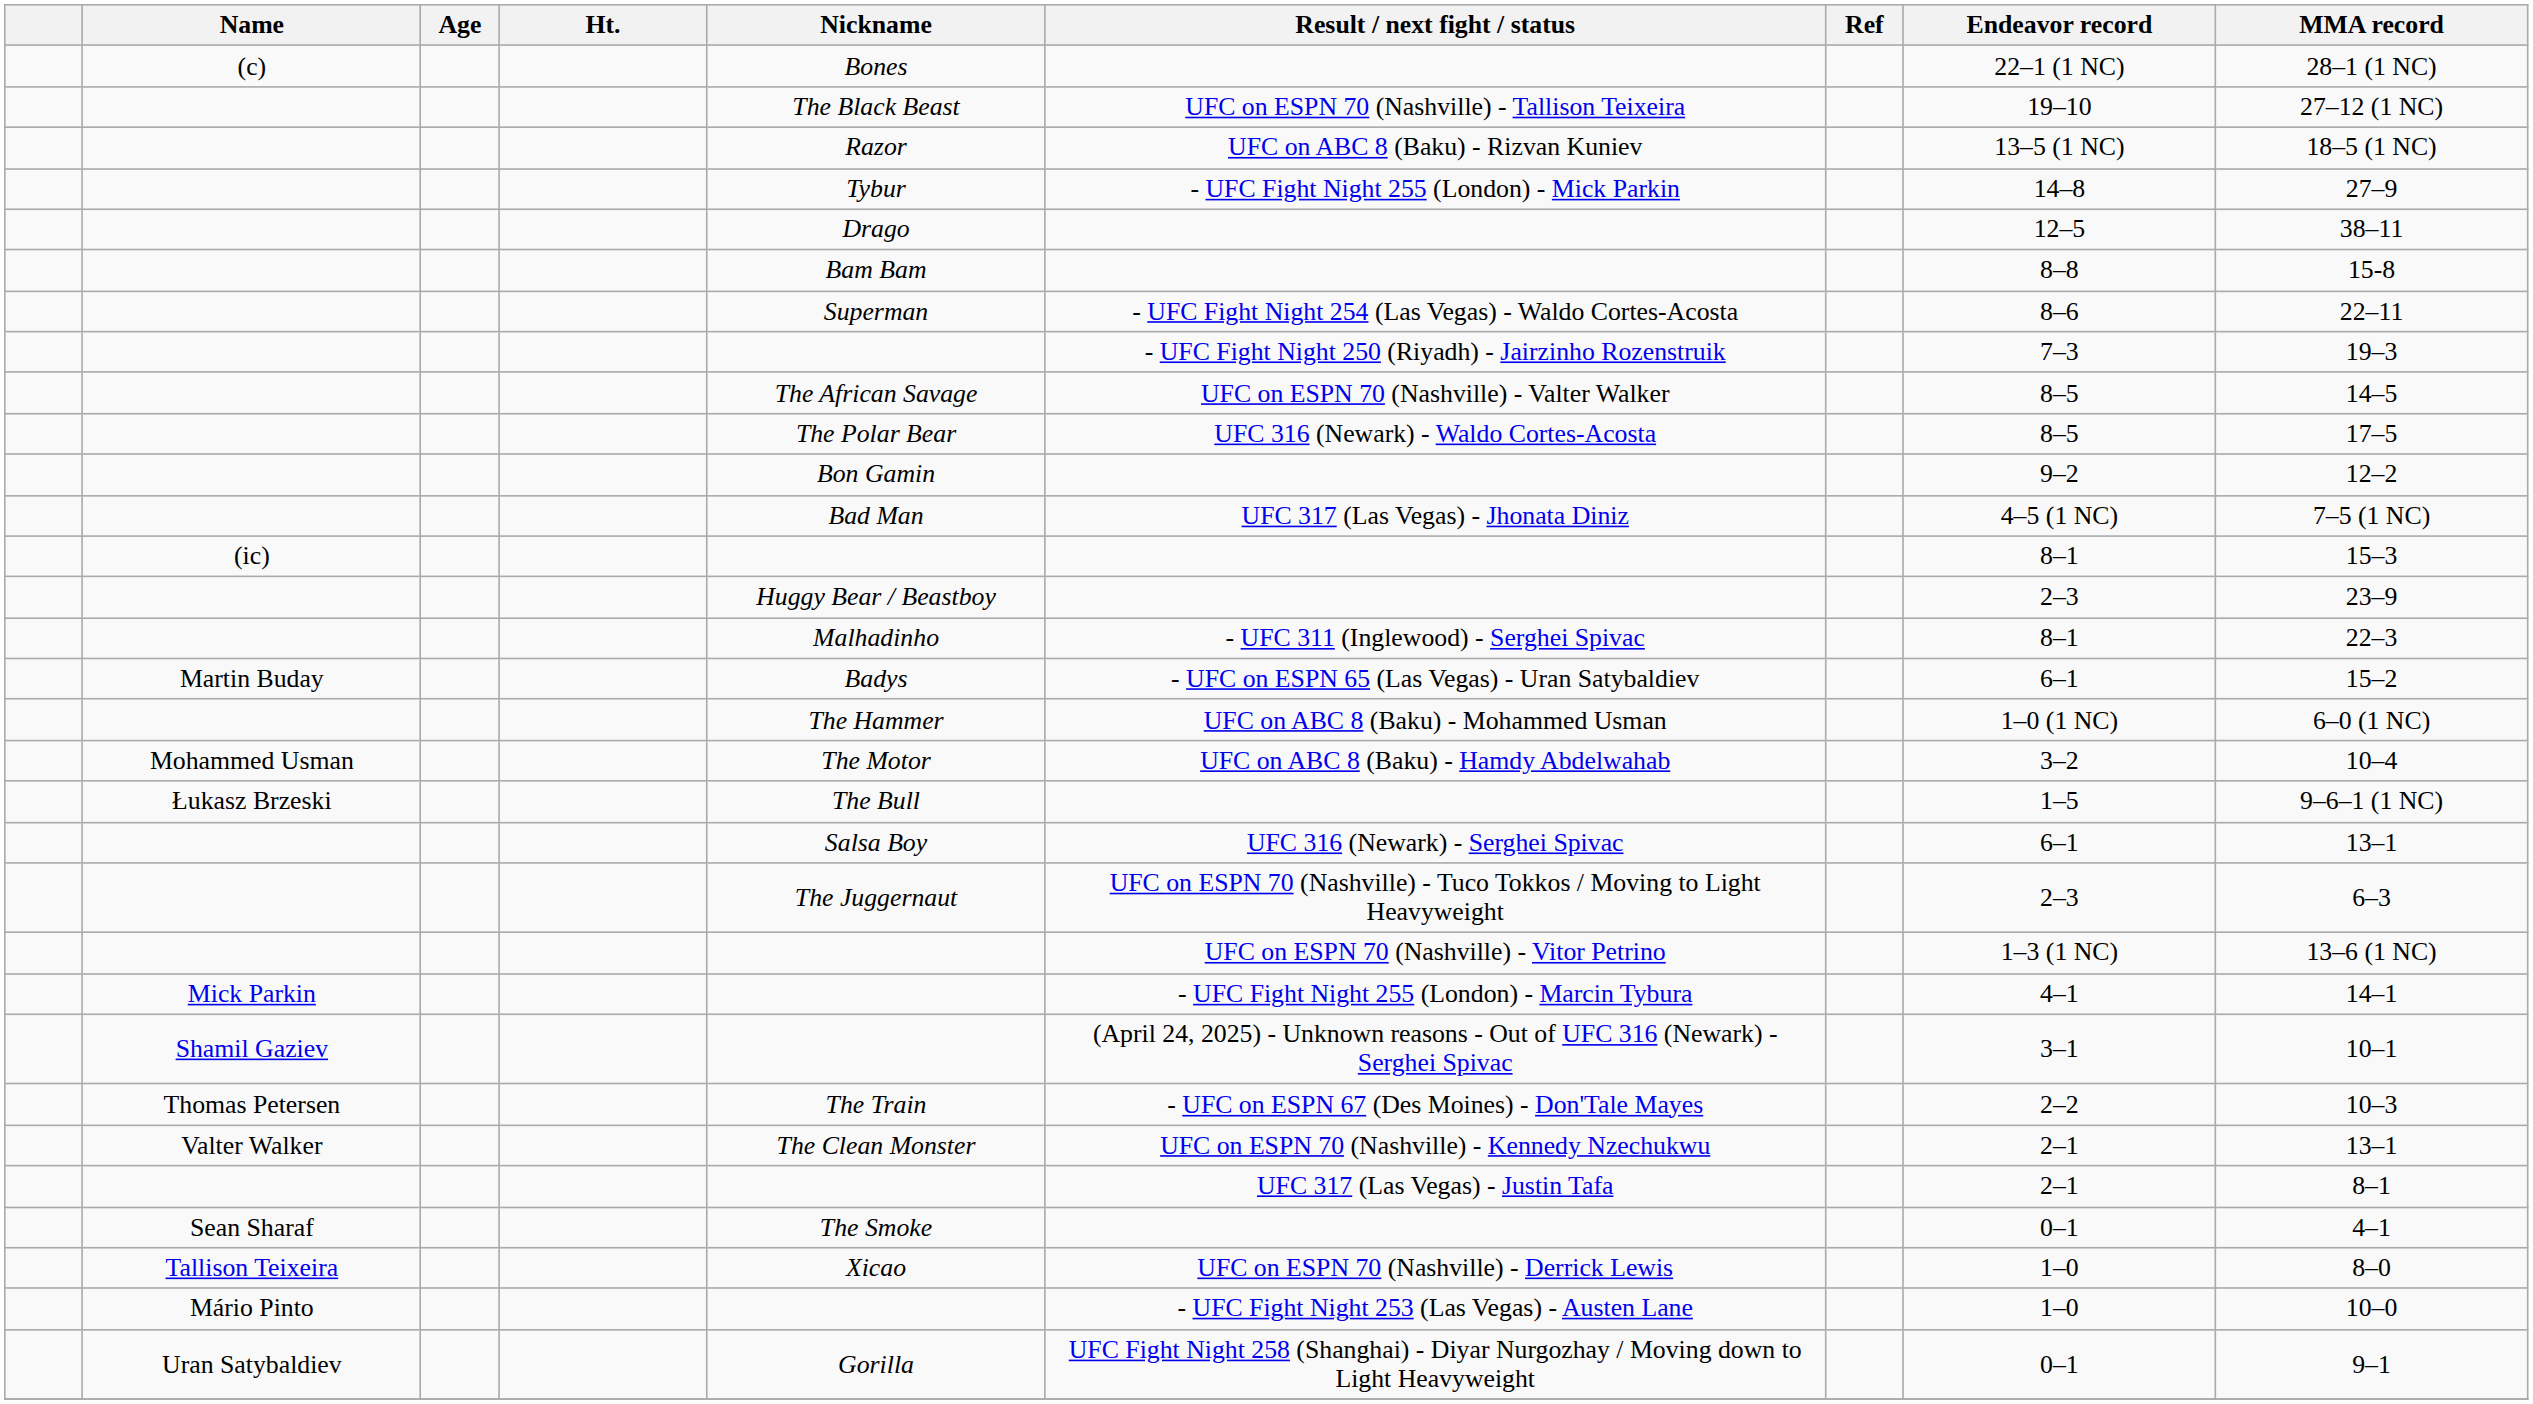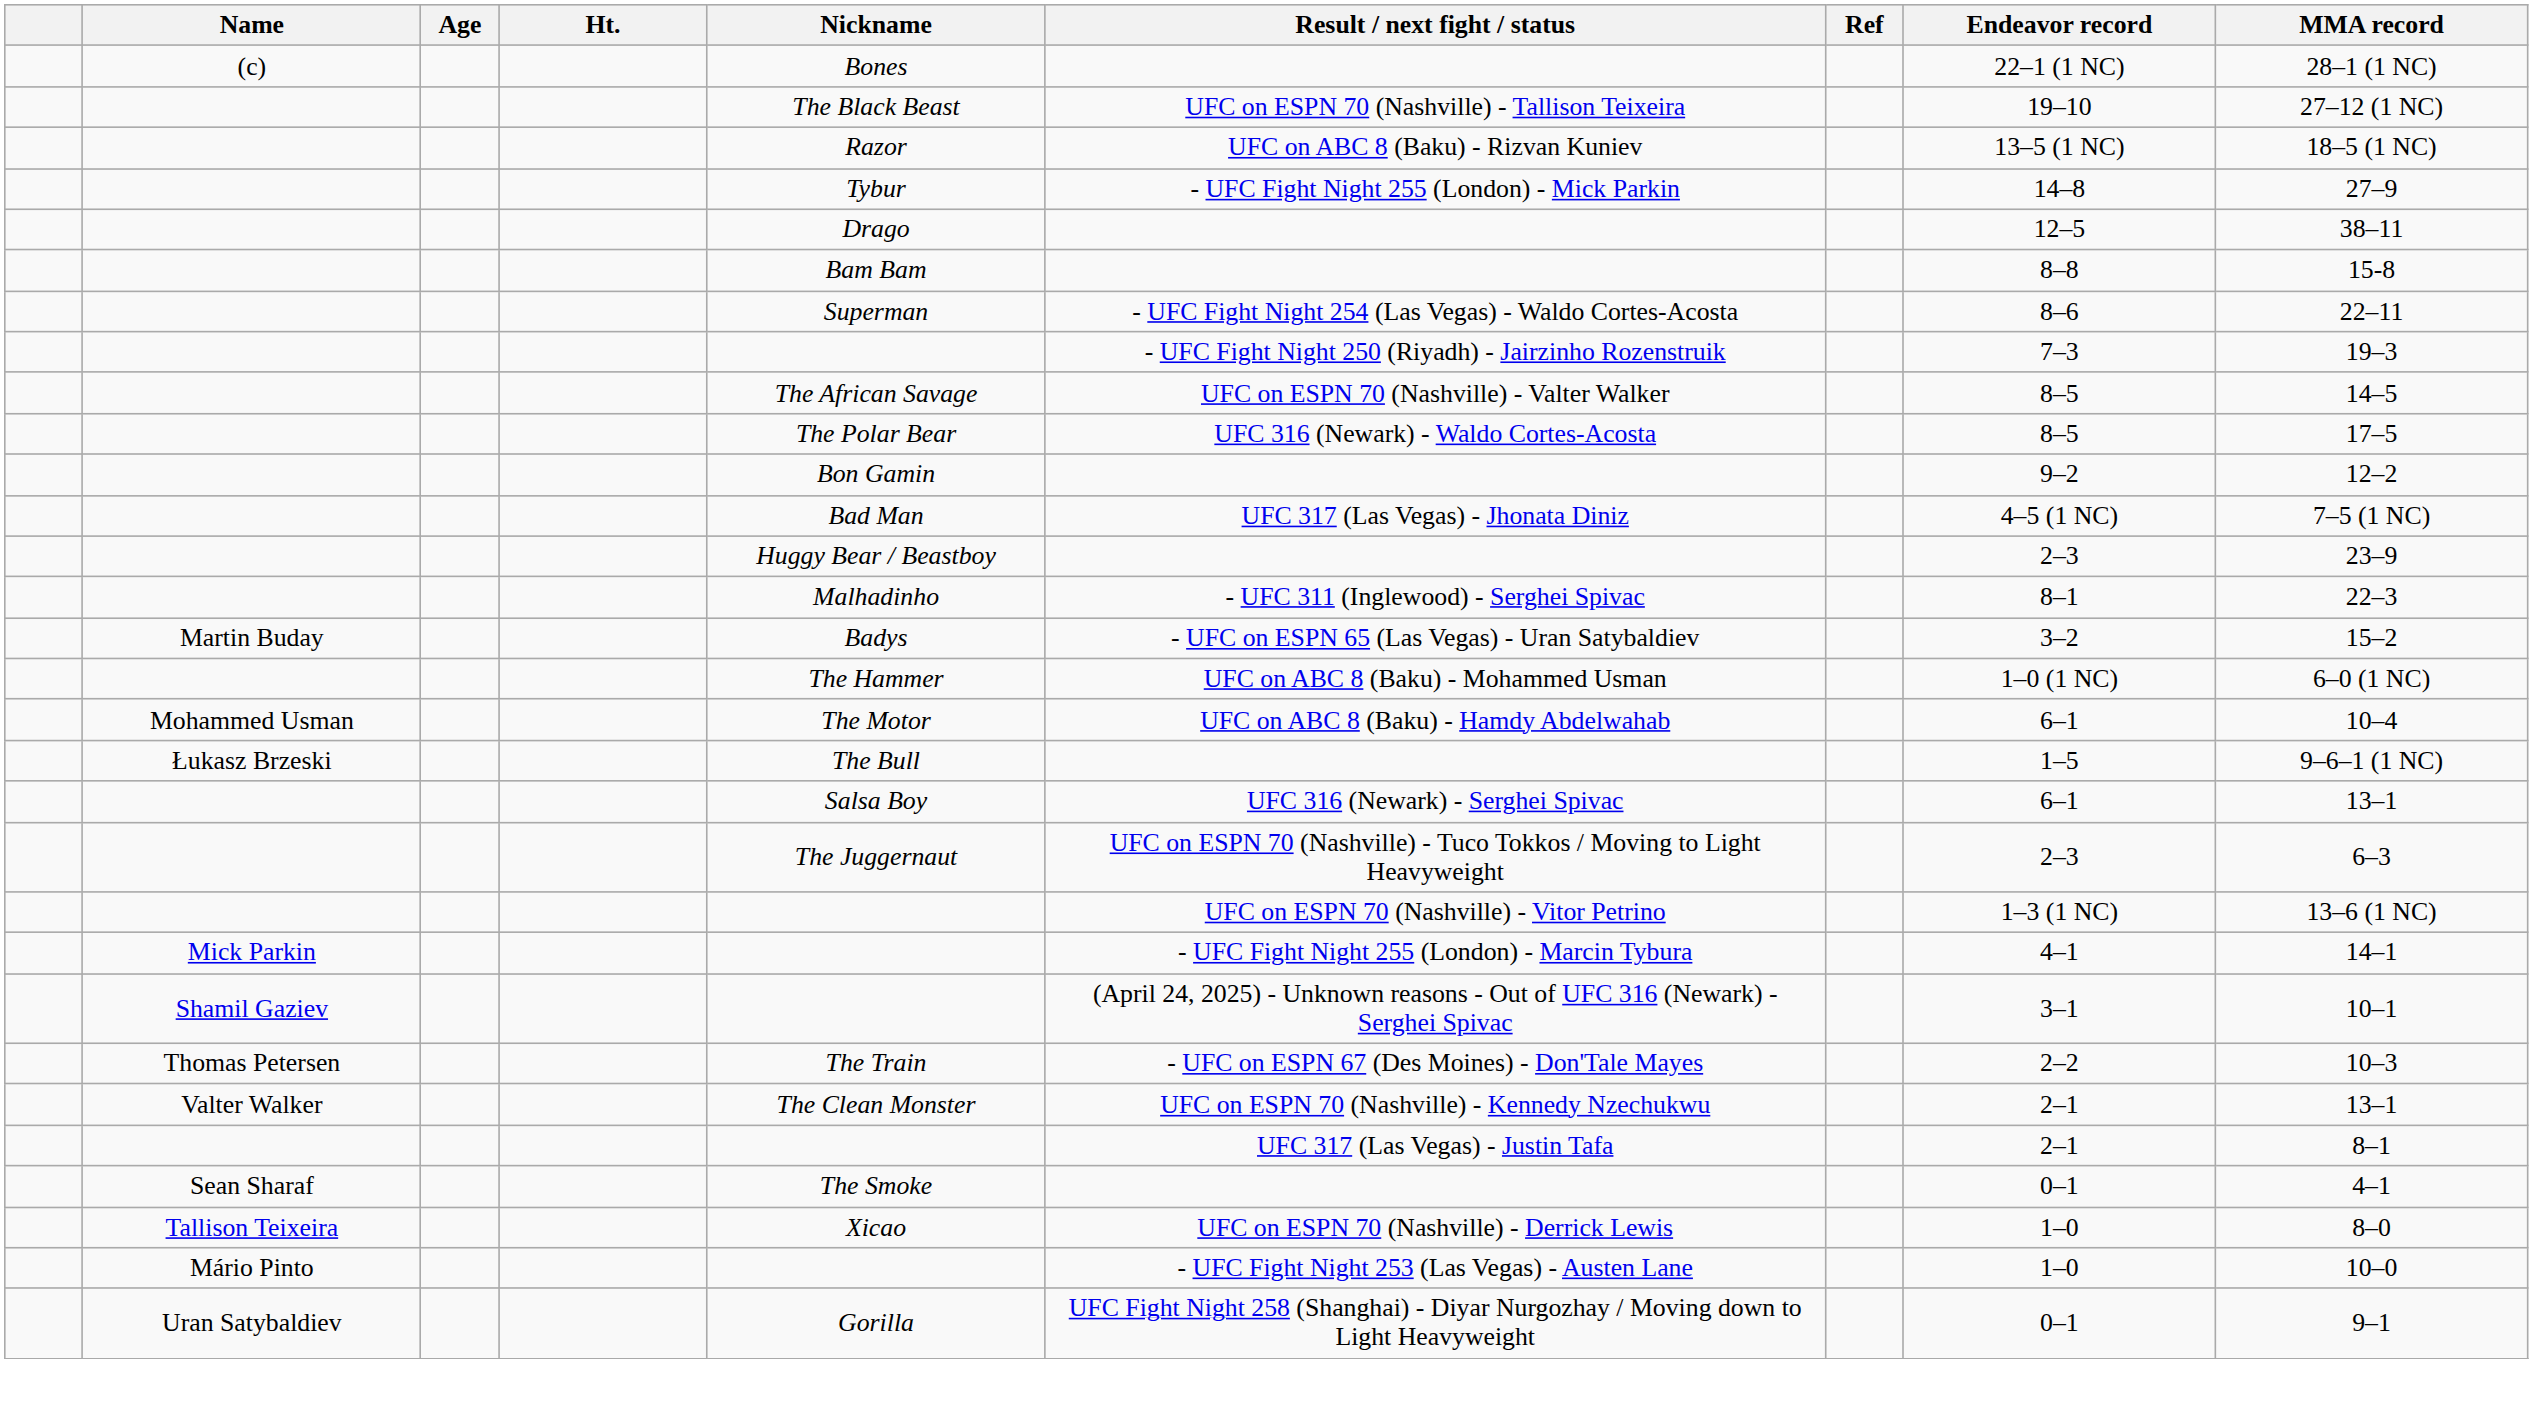- row: (44, 556)
(2059, 678) 6–1 -> (2059, 637) 3–2
(2059, 760) 3–2 -> (2059, 719) 6–1
